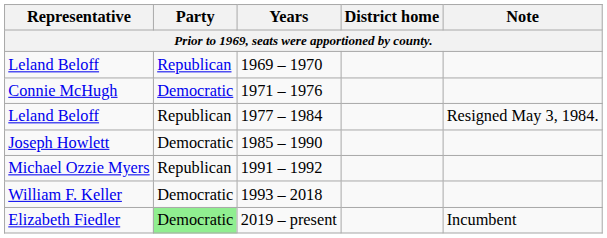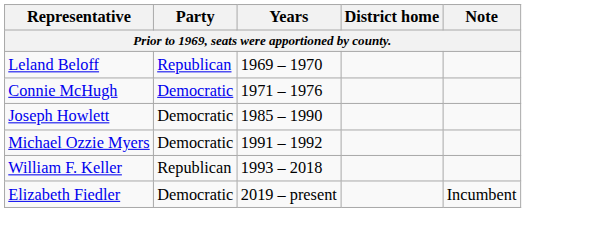- row: (282, 116)
(194, 168) Republican -> (195, 142) Democratic
(195, 194) Democratic -> (194, 168) Republican
(195, 220) lightgreen background -> (195, 194) no background
